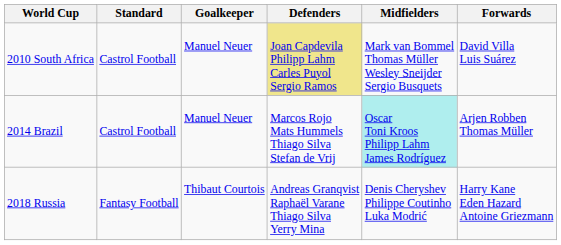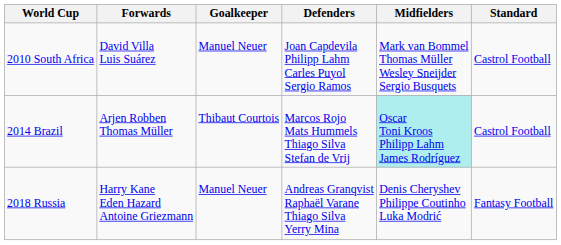columns swapped: (139, 13) <-> (506, 13)
(306, 65) khaki background -> (321, 65) no background
(218, 118) Manuel Neuer -> (239, 118) Thibaut Courtois
(224, 190) Thibaut Courtois -> (233, 190) Manuel Neuer
